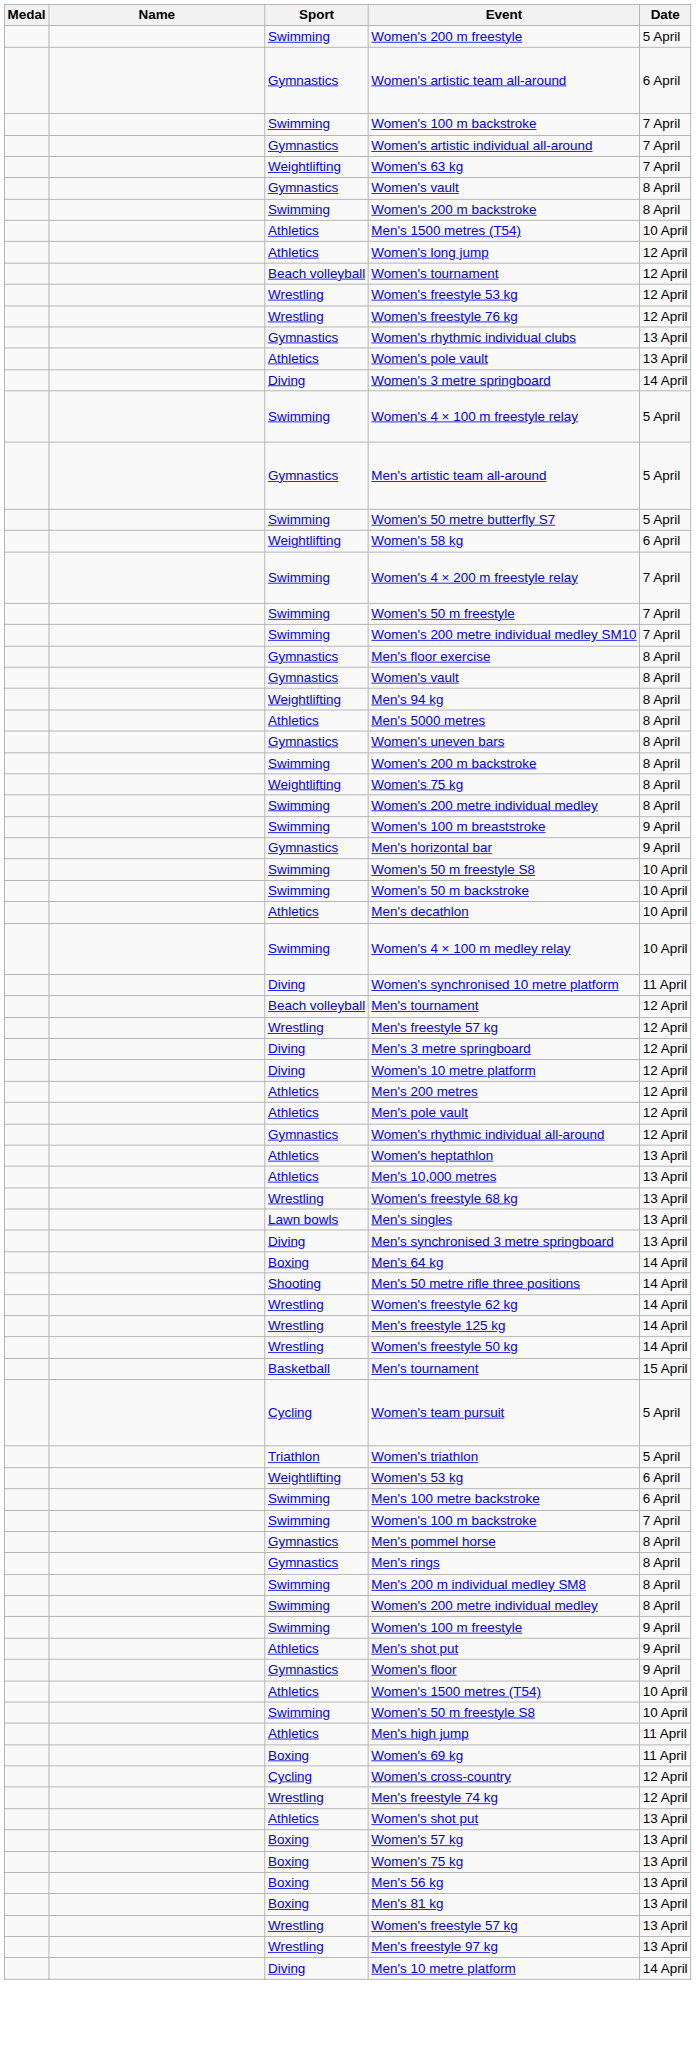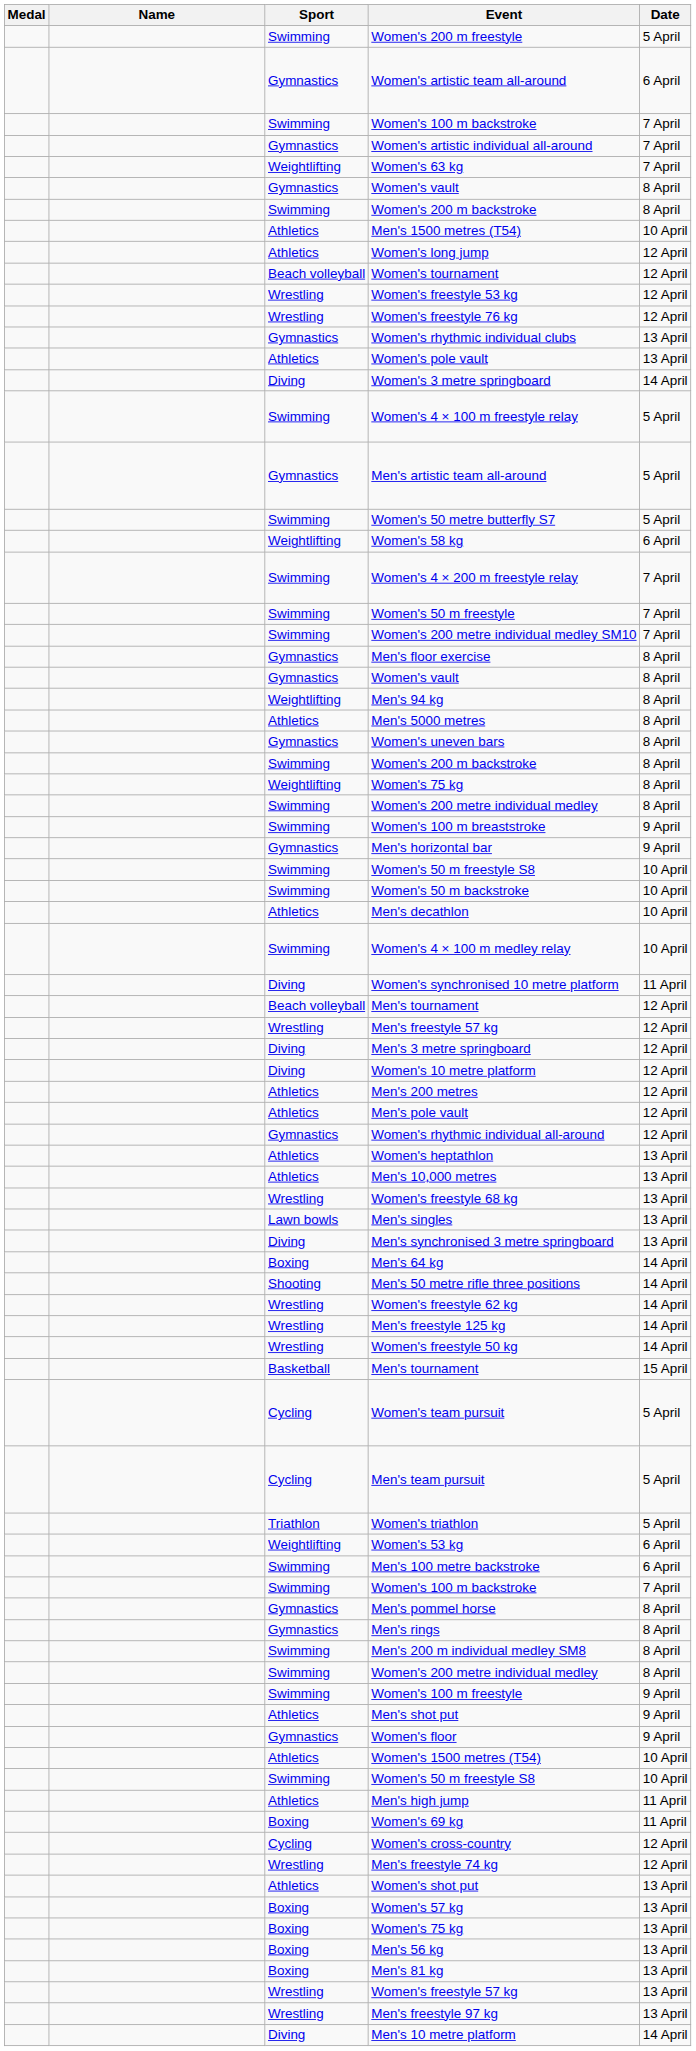+ row: (290, 1479)
